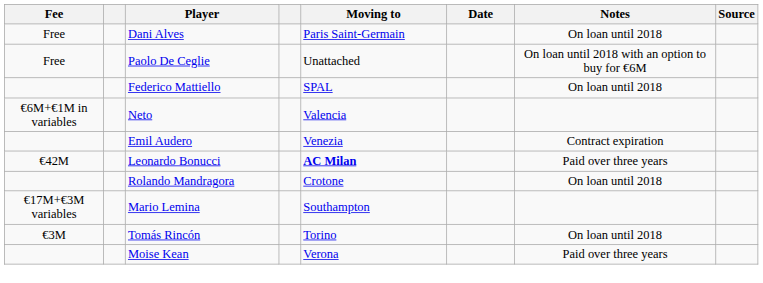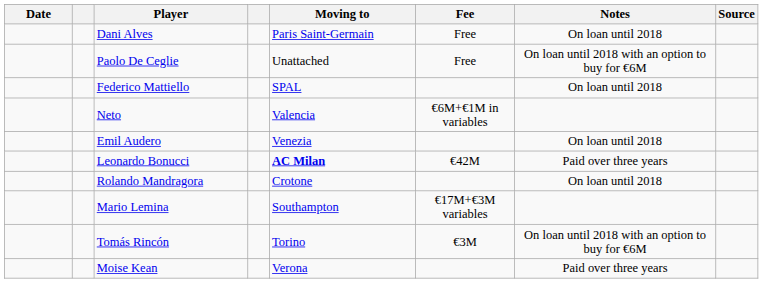columns swapped: (481, 14) <-> (54, 14)
(615, 141) Contract expiration -> (615, 141) On loan until 2018
(615, 234) On loan until 2018 -> (615, 241) On loan until 2018 with an option to buy for €6M
